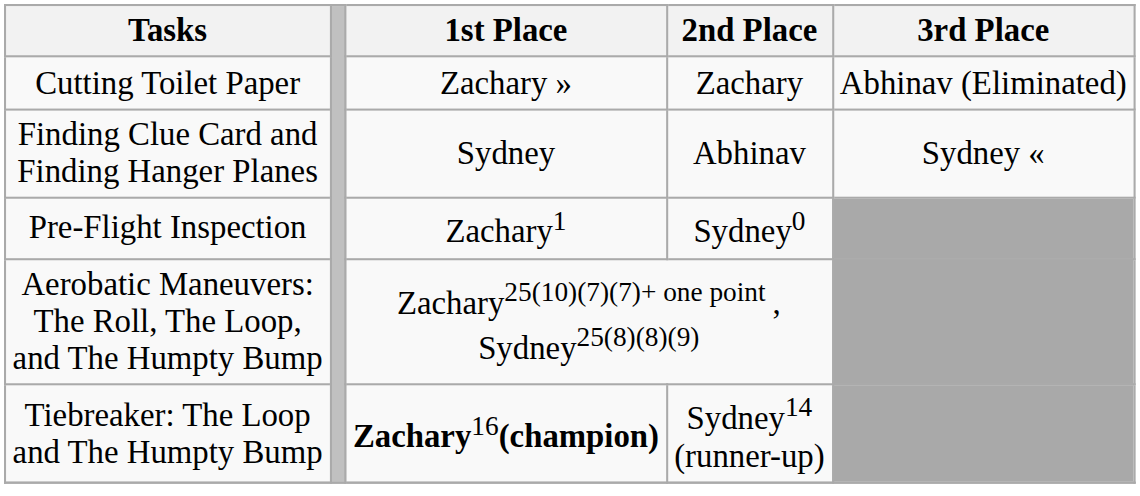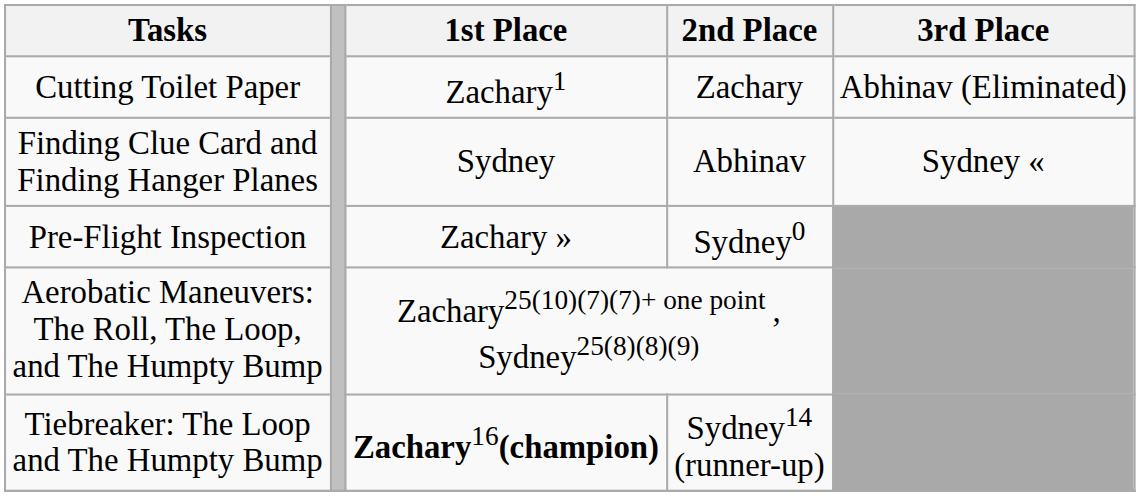(506, 82) Zachary » -> (506, 86) Zachary1
(506, 227) Zachary1 -> (506, 236) Zachary »
